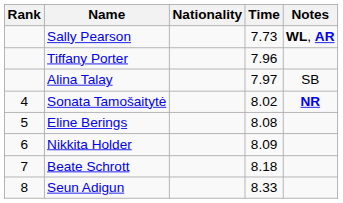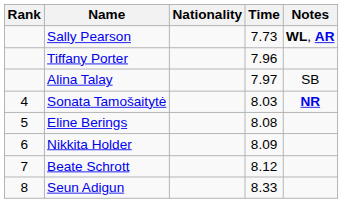(264, 101) 8.02 -> (264, 101) 8.03
(264, 166) 8.18 -> (264, 166) 8.12
